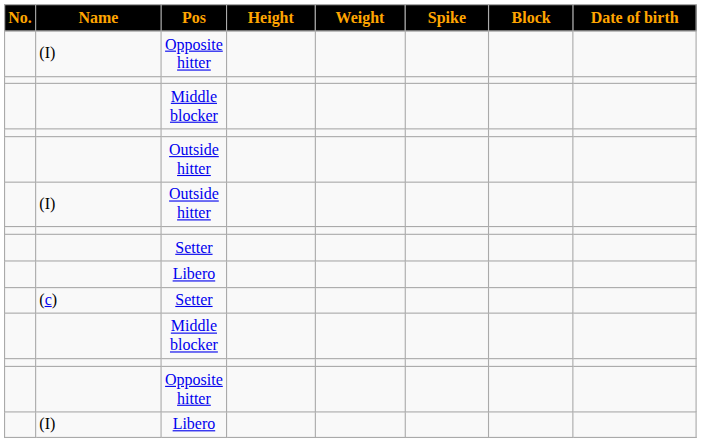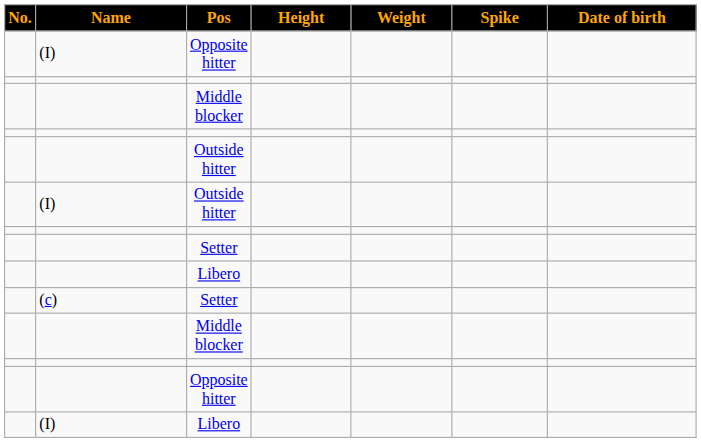- column: (531, 18)
